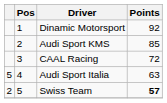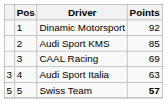(154, 59) 72 -> (154, 59) 69
(9, 75) 5 -> (9, 75) 3
(9, 91) 2 -> (9, 91) 5
